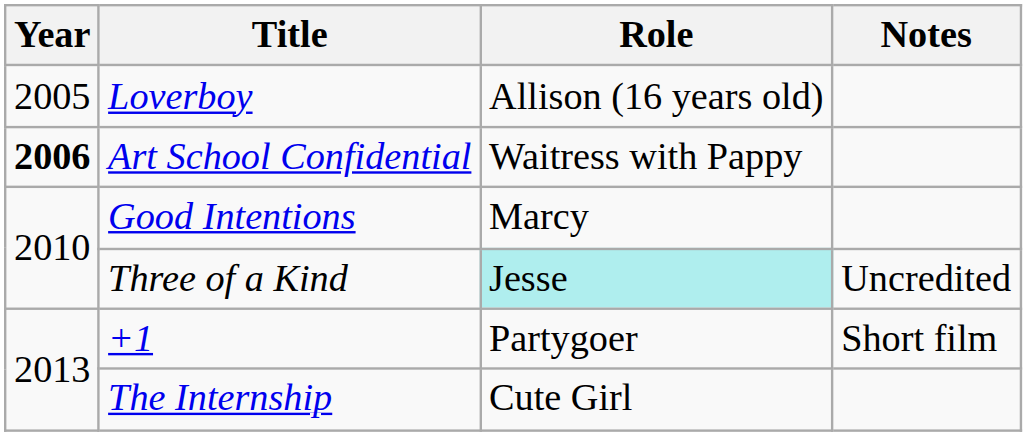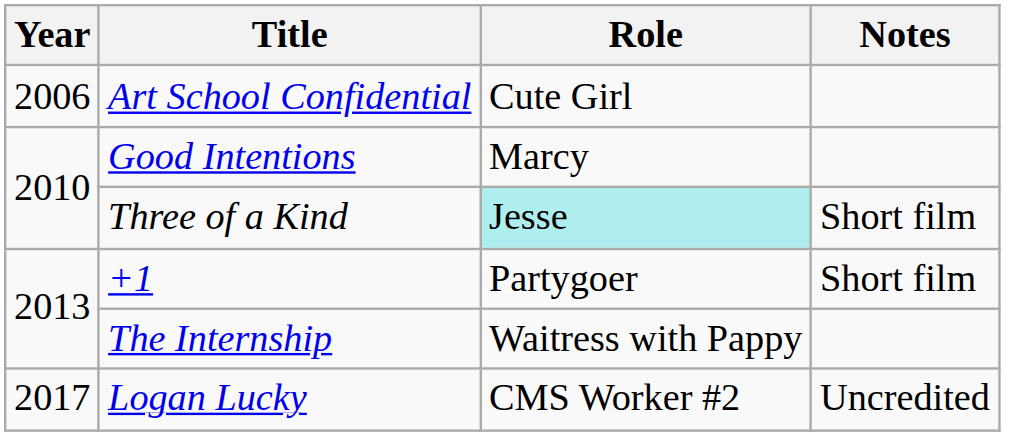- row: (180, 95)
(52, 156) bold -> (52, 95) normal
(646, 156) Waitress with Pappy -> (561, 95) Cute Girl
(926, 277) Uncredited -> (898, 216) Short film
(561, 398) Cute Girl -> (646, 338) Waitress with Pappy
+ row: (207, 398)
